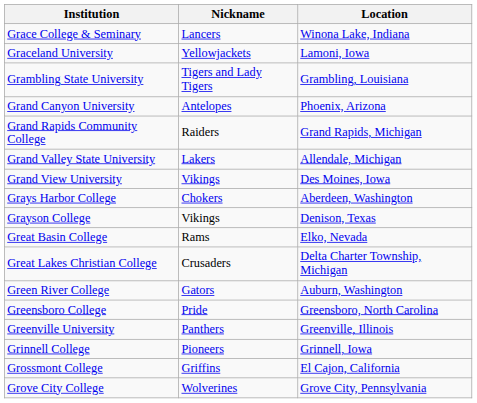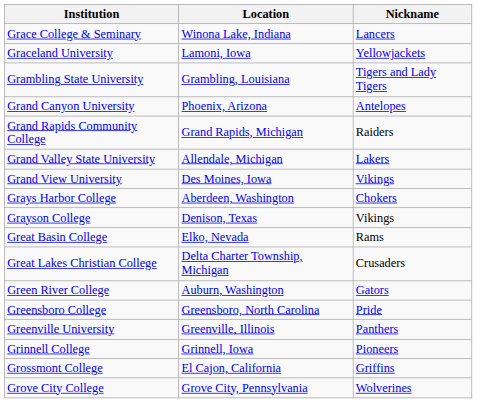columns swapped: (238, 14) <-> (385, 14)
